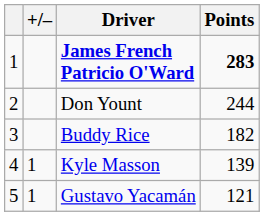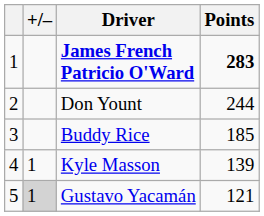(240, 134) 182 -> (240, 134) 185
(32, 196) no background -> (32, 196) lightgrey background
